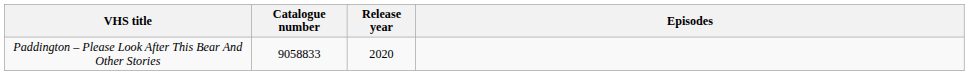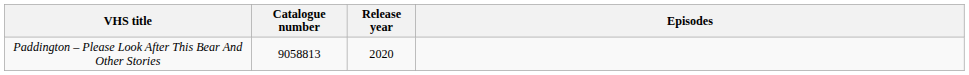(299, 53) 9058833 -> (299, 53) 9058813
